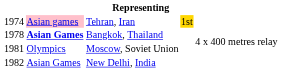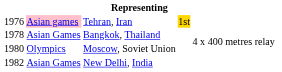(14, 21) 1974 -> (14, 21) 1976
(55, 35) bold -> (54, 35) normal
(14, 49) 1981 -> (14, 49) 1980
